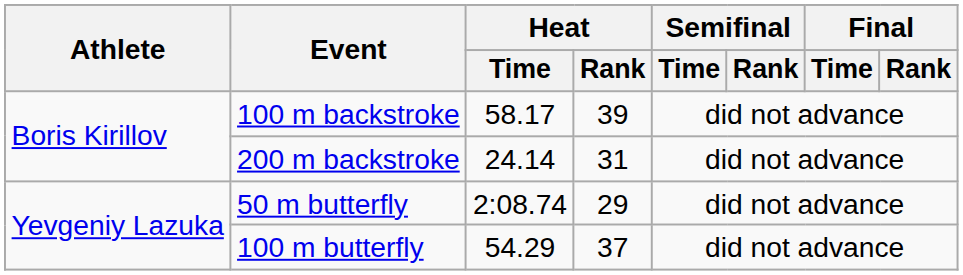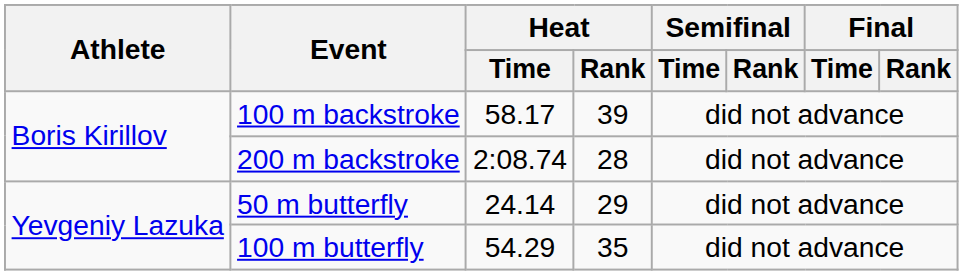(520, 159) 24.14 -> (520, 159) 2:08.74
(613, 159) 31 -> (613, 159) 28
(520, 204) 2:08.74 -> (520, 204) 24.14
(613, 248) 37 -> (613, 248) 35
